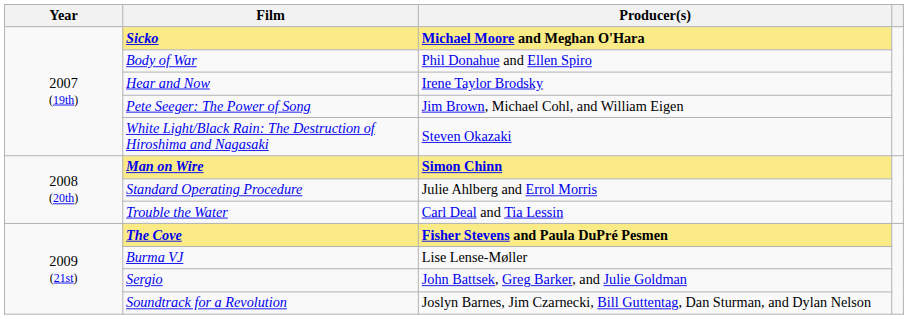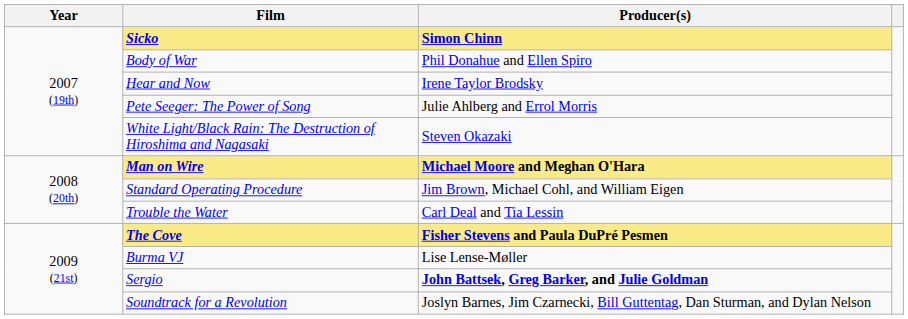(533, 38) Michael Moore and Meghan O'Hara -> (462, 38) Simon Chinn
(553, 106) Jim Brown, Michael Cohl, and William Eigen -> (509, 106) Julie Ahlberg and Errol Morris
(462, 167) Simon Chinn -> (533, 167) Michael Moore and Meghan O'Hara
(509, 189) Julie Ahlberg and Errol Morris -> (553, 189) Jim Brown, Michael Cohl, and William Eigen
(554, 280) normal -> (565, 280) bold
